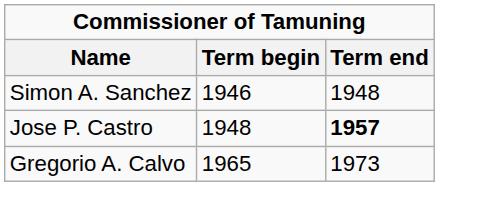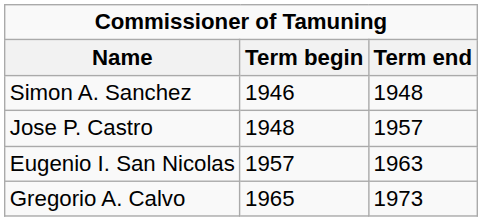(355, 127) bold -> (398, 127) normal
+ row: (122, 163)
